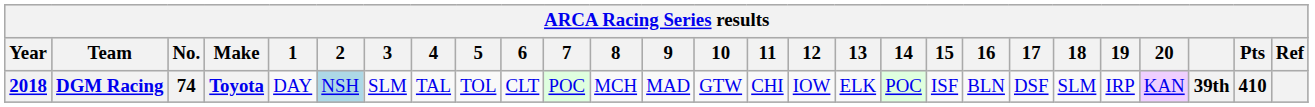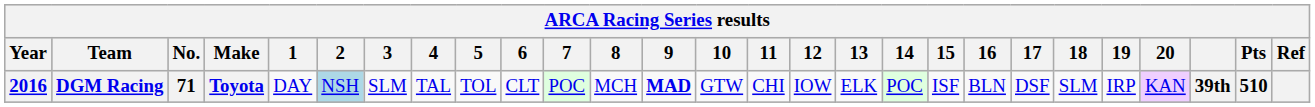(28, 86) 2018 -> (28, 86) 2016
(186, 86) 74 -> (186, 86) 71
(668, 86) normal -> (669, 86) bold
(1253, 86) 410 -> (1254, 86) 510
